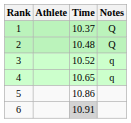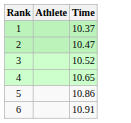- column: (112, 12)
(83, 45) 10.48 -> (83, 45) 10.47
(83, 110) lightgrey background -> (83, 110) no background
